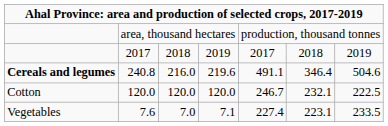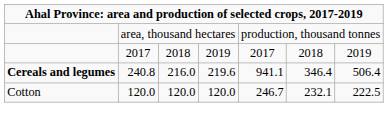(270, 72) 491.1 -> (270, 72) 941.1
(366, 72) 504.6 -> (366, 72) 506.4
- row: (148, 111)
